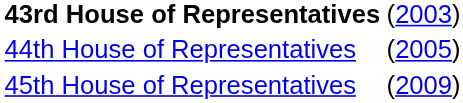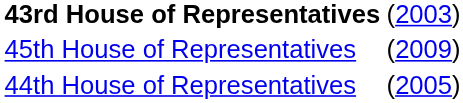rows swapped: (180, 50) <-> (180, 85)
